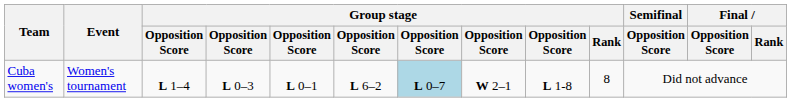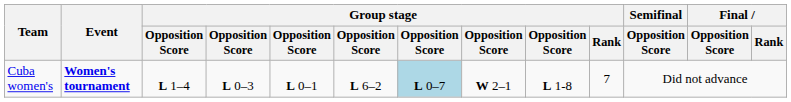(96, 79) normal -> (97, 79) bold
(607, 79) 8 -> (607, 79) 7
